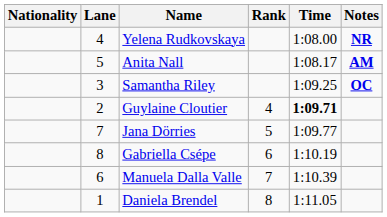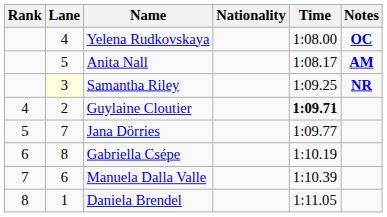columns swapped: (269, 16) <-> (43, 16)
(361, 39) NR -> (361, 39) OC
(100, 85) no background -> (64, 85) lightyellow background
(361, 85) OC -> (361, 85) NR
